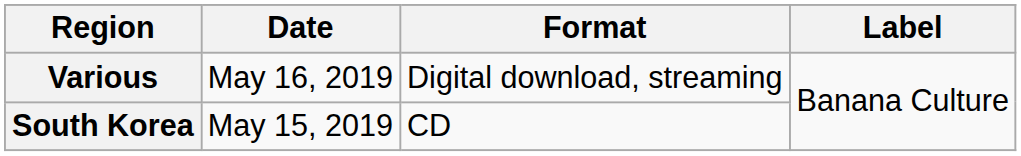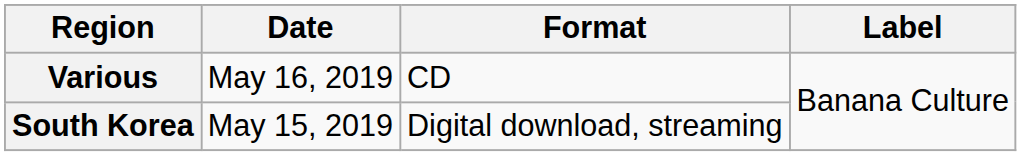(595, 77) Digital download, streaming -> (429, 77) CD
(429, 125) CD -> (595, 125) Digital download, streaming
